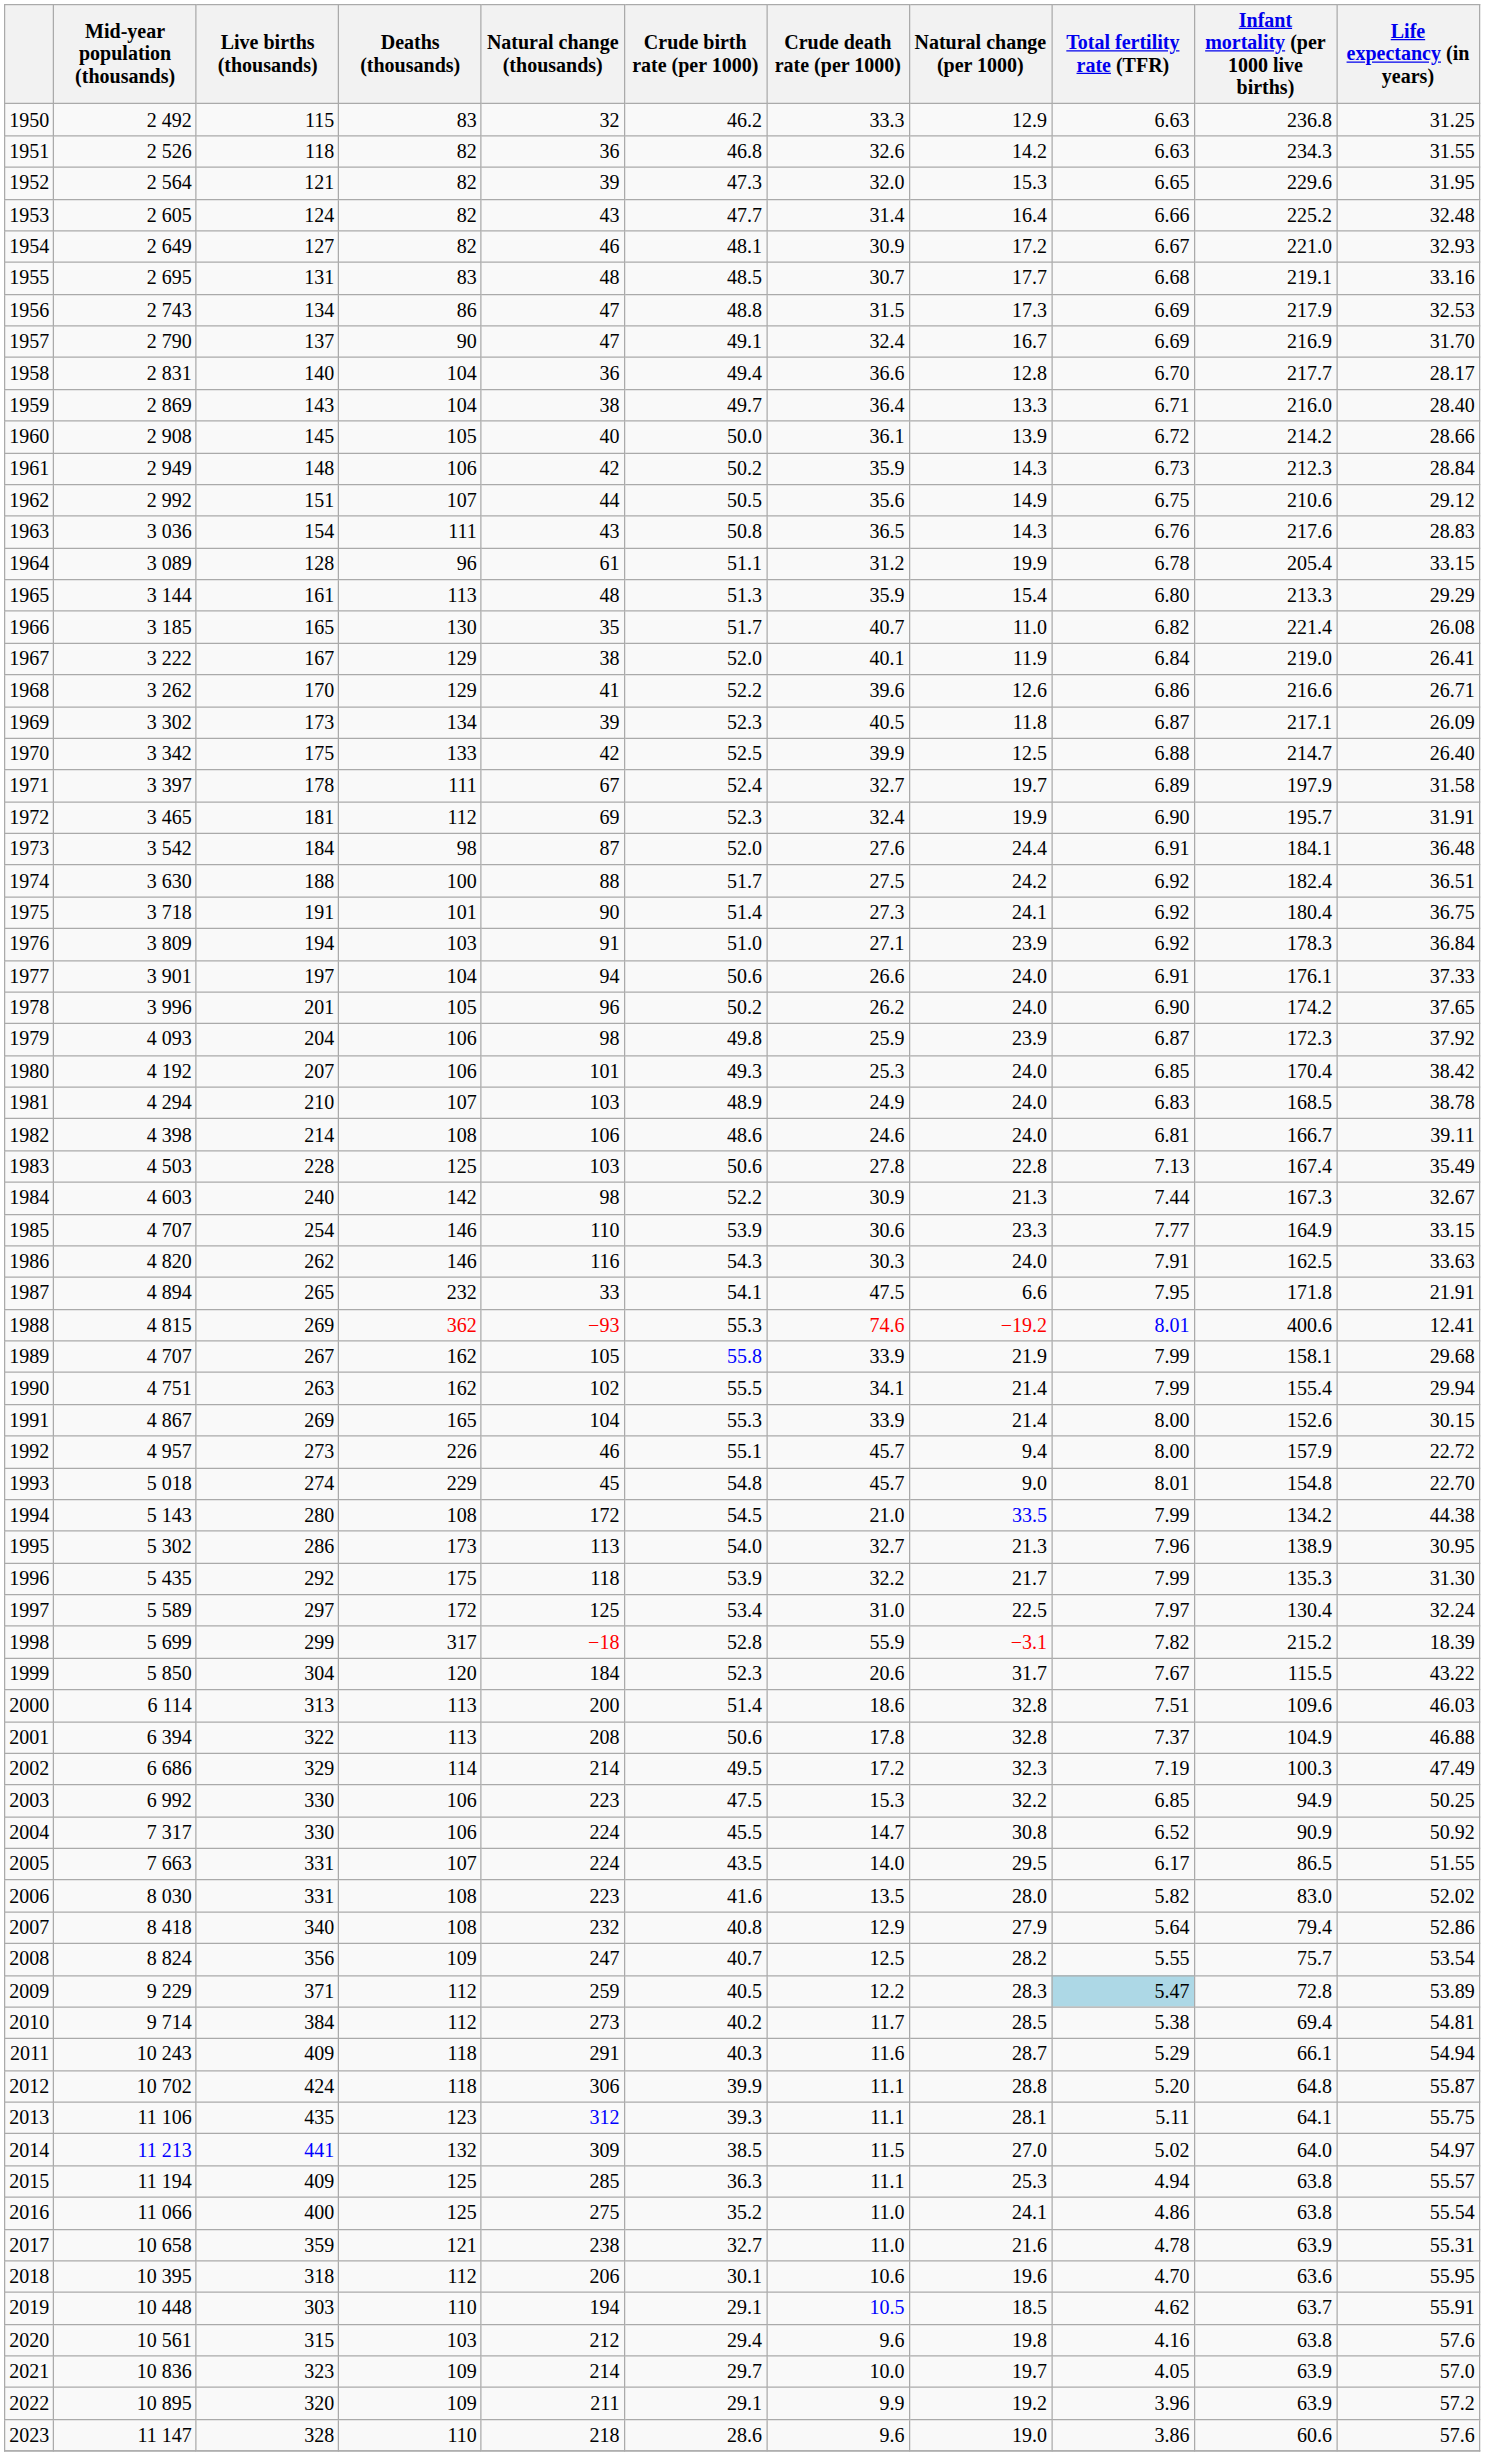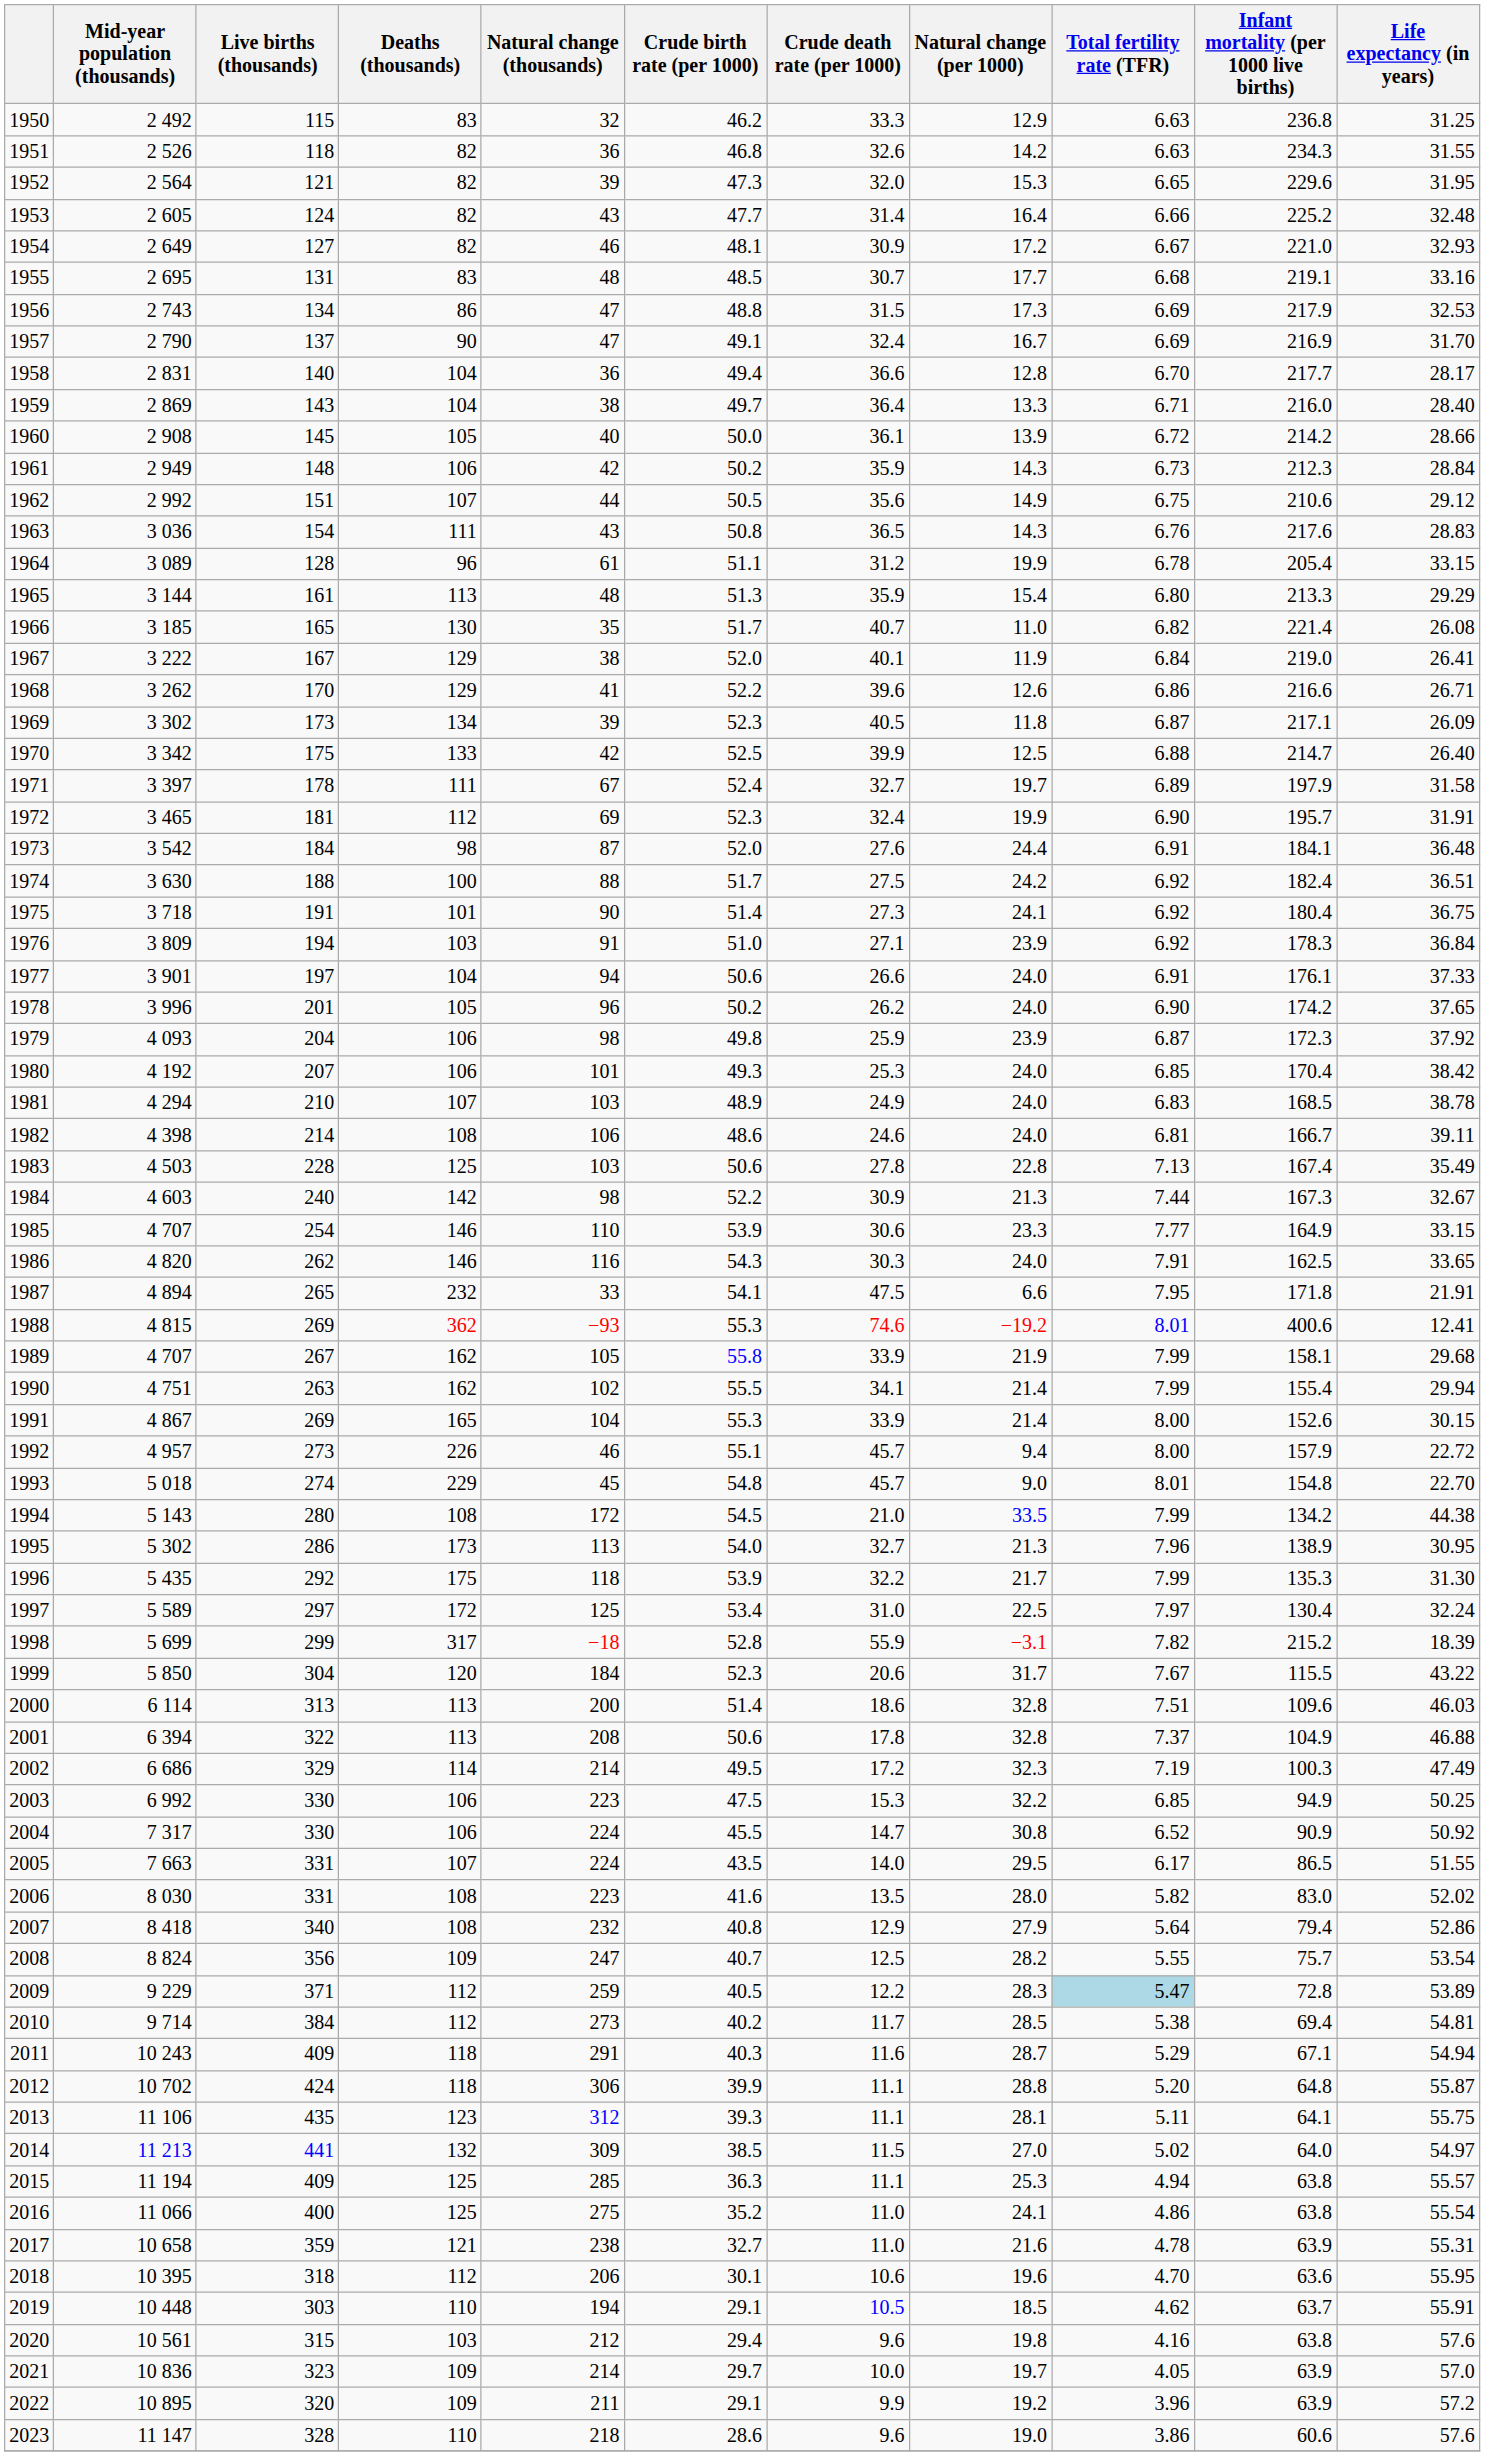(1452, 1261) 33.63 -> (1452, 1261) 33.65
(1315, 2054) 66.1 -> (1315, 2054) 67.1
